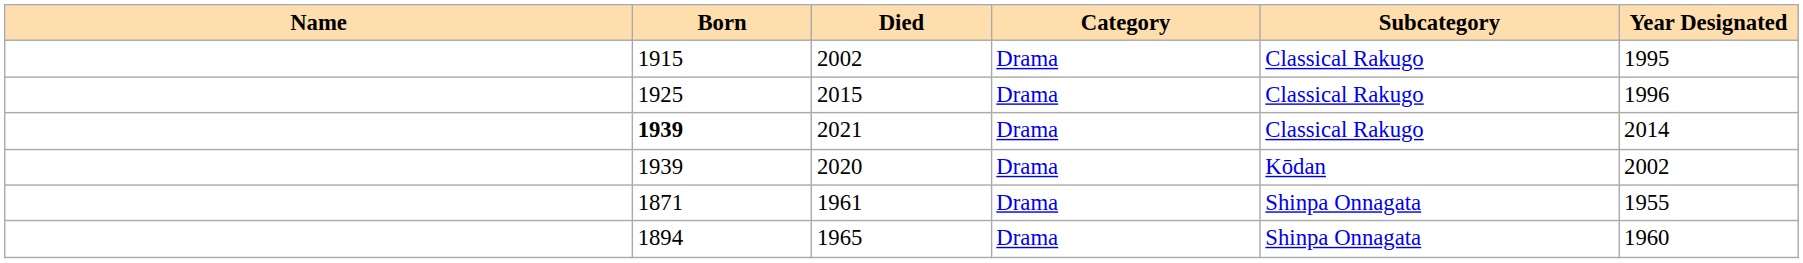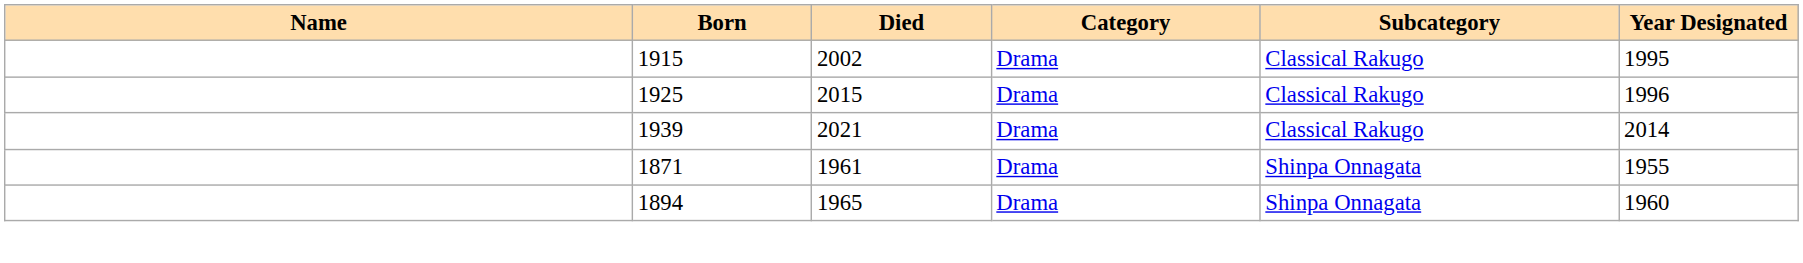(660, 130) bold -> (660, 130) normal
- row: (840, 166)
